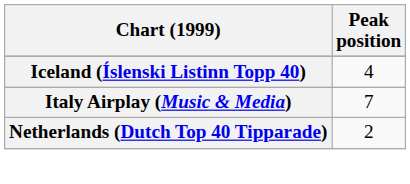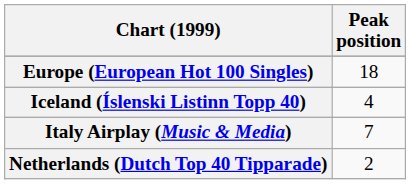+ row: (168, 71)
